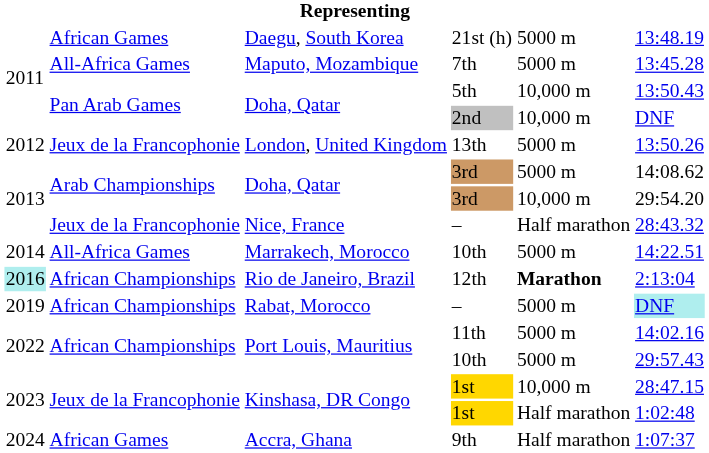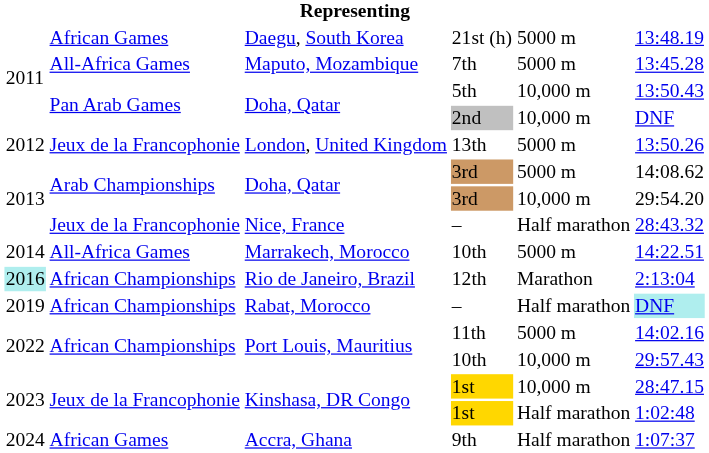(559, 278) bold -> (555, 278) normal
(546, 305) 5000 m -> (574, 305) Half marathon
(546, 359) 5000 m -> (554, 359) 10,000 m
